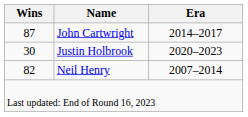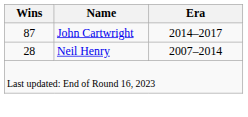- row: (95, 51)
(29, 70) 82 -> (29, 51) 28
